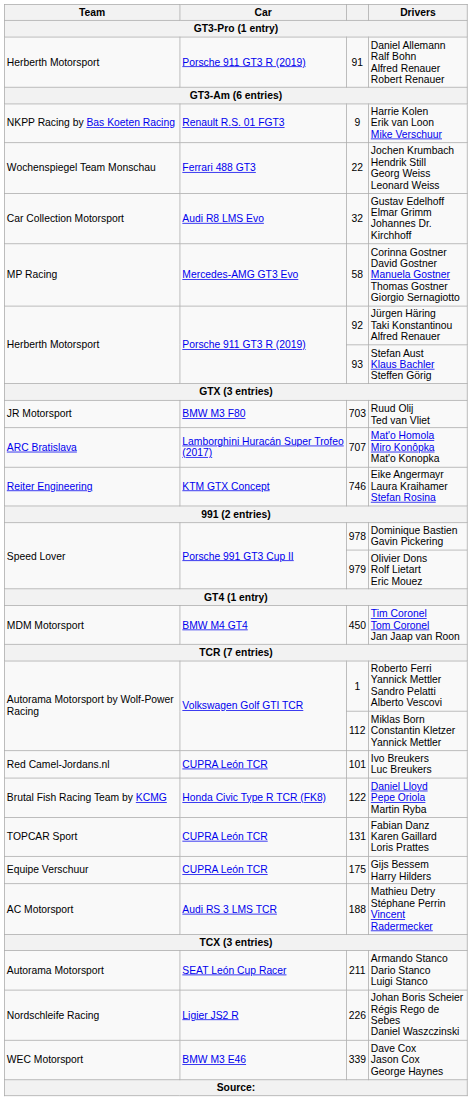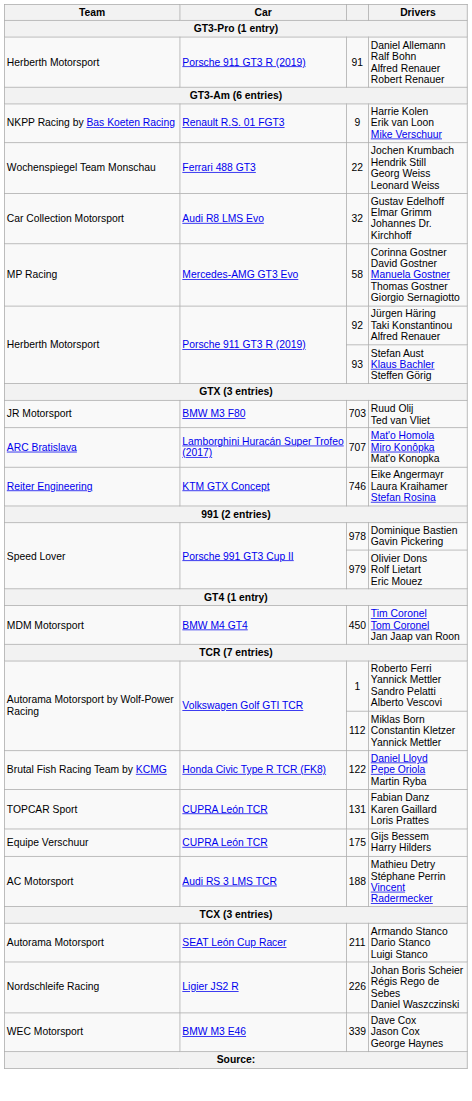- row: (401, 764)
